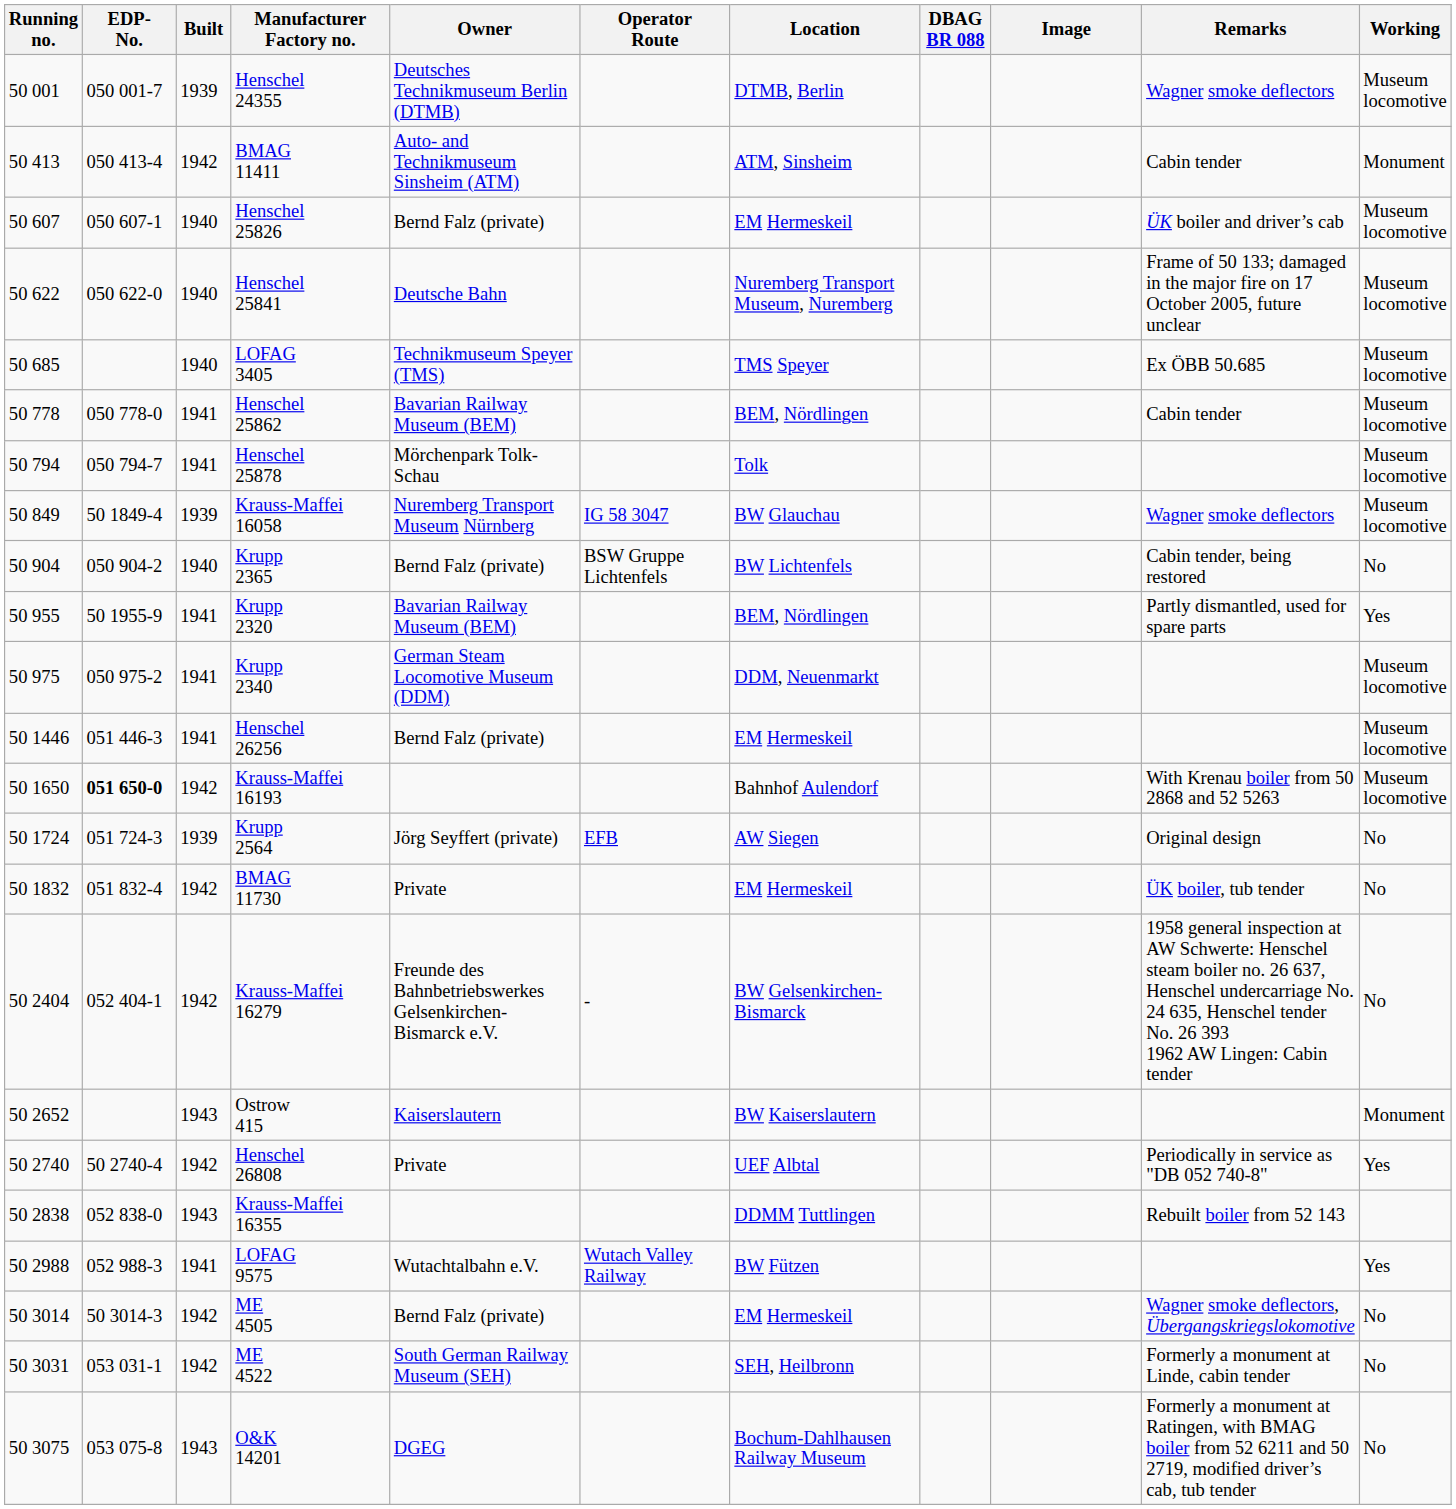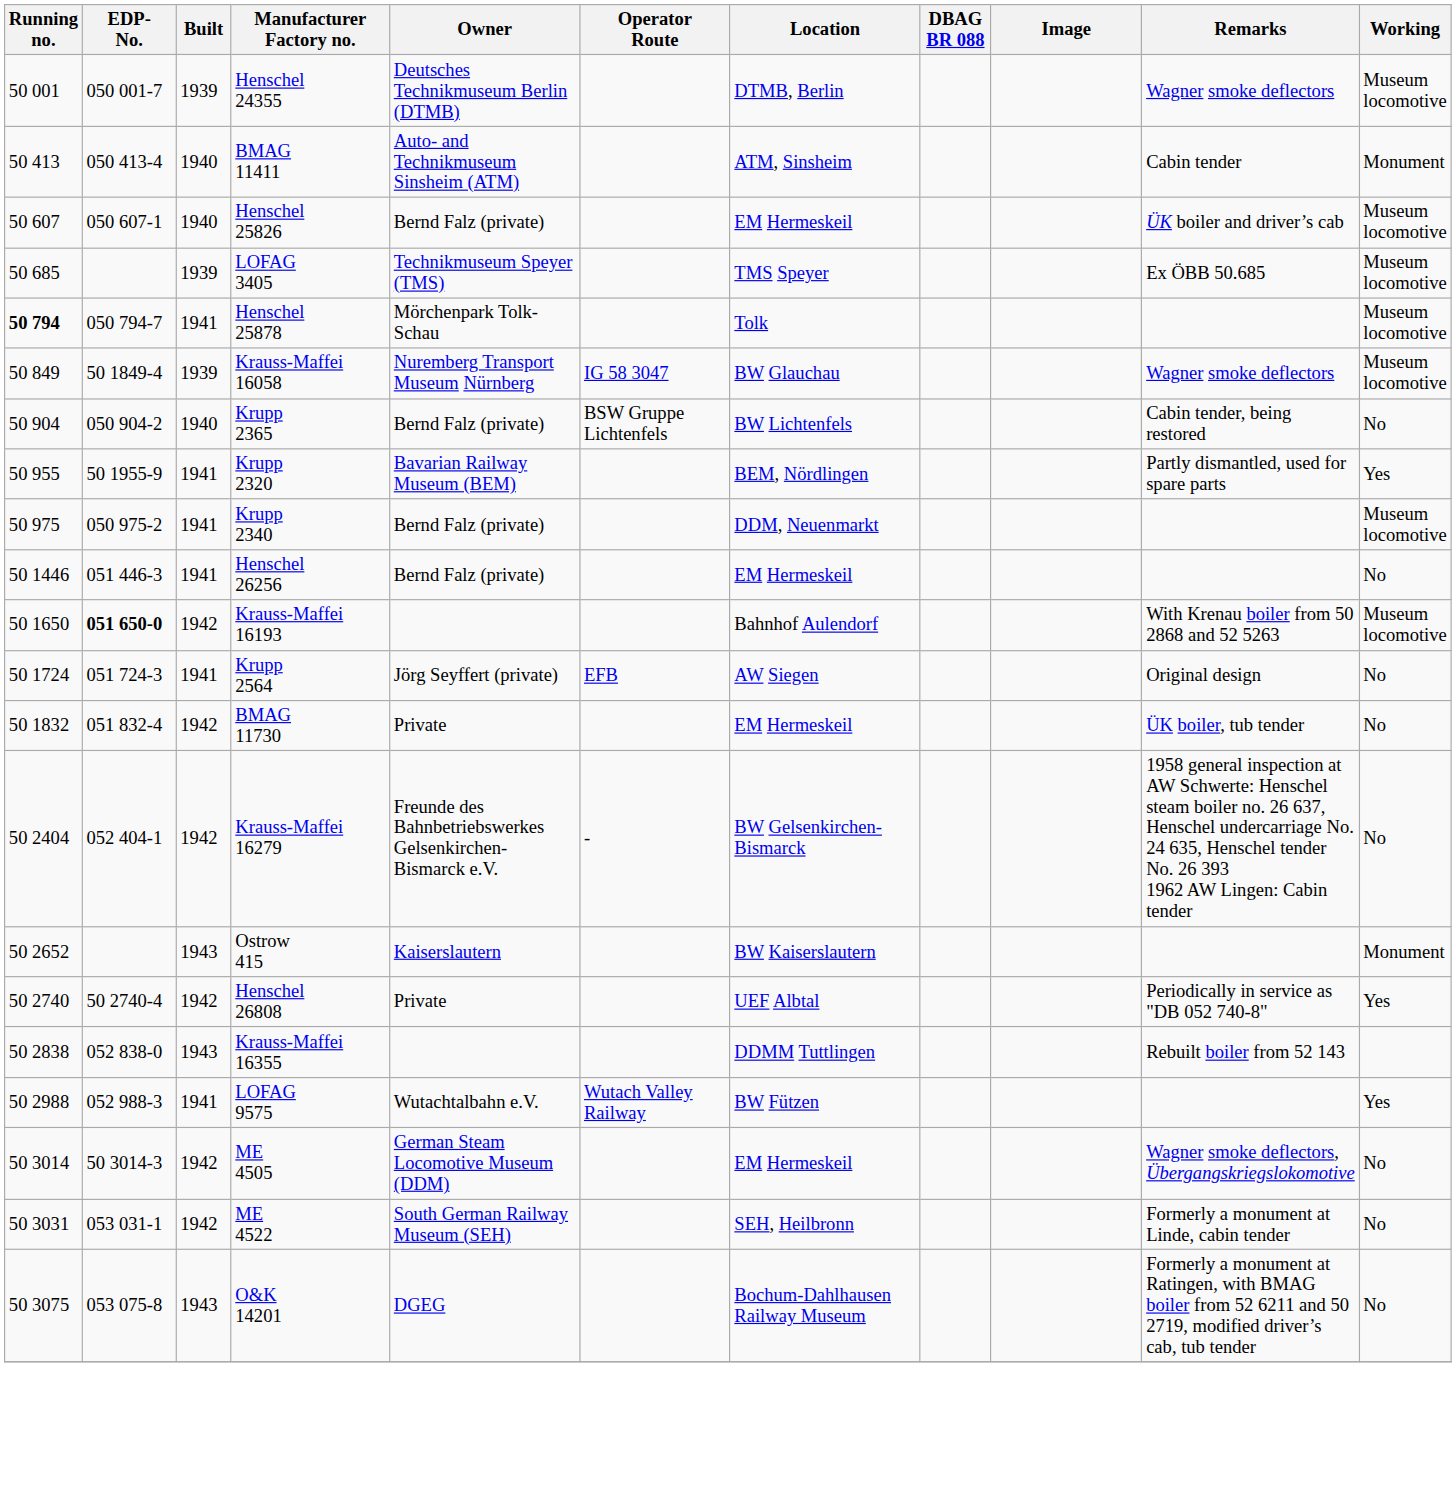(199, 161) 1942 -> (199, 161) 1940
- row: (270, 293)
(199, 364) 1940 -> (199, 272) 1939
- row: (270, 415)
(34, 465) normal -> (34, 322) bold
(473, 677) German Steam Locomotive Museum (DDM) -> (469, 524) Bernd Falz (private)
(1405, 737) Museum locomotive -> (1375, 574) No
(199, 838) 1939 -> (199, 675) 1941
(469, 1315) Bernd Falz (private) -> (473, 1163) German Steam Locomotive Museum (DDM)
